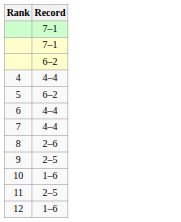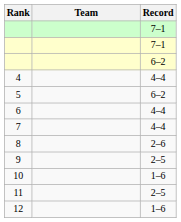+ column: (86, 13)
